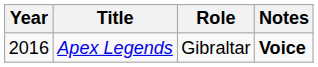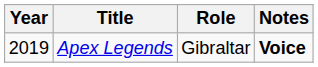(29, 47) 2016 -> (29, 47) 2019
